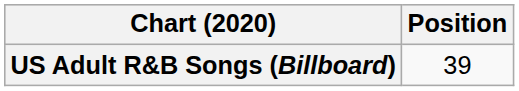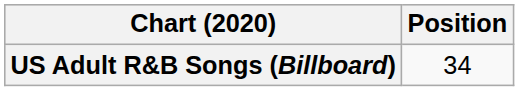(457, 64) 39 -> (457, 64) 34
